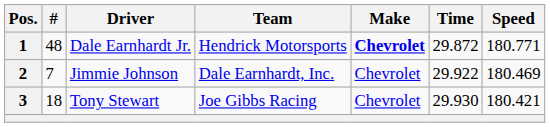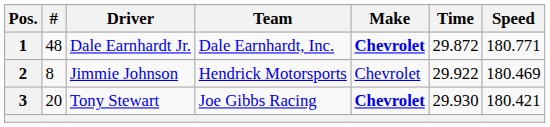(273, 46) Hendrick Motorsports -> (266, 46) Dale Earnhardt, Inc.
(50, 73) 7 -> (50, 73) 8
(266, 73) Dale Earnhardt, Inc. -> (273, 73) Hendrick Motorsports
(54, 101) 18 -> (54, 101) 20
(387, 101) normal -> (390, 101) bold
